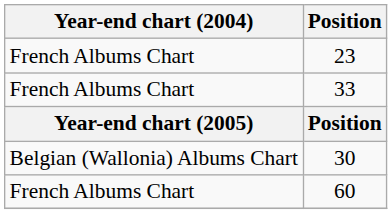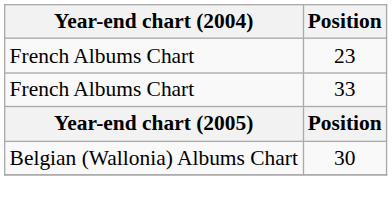- row: (345, 191)
